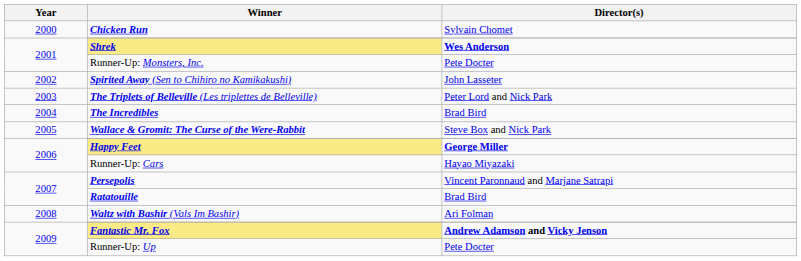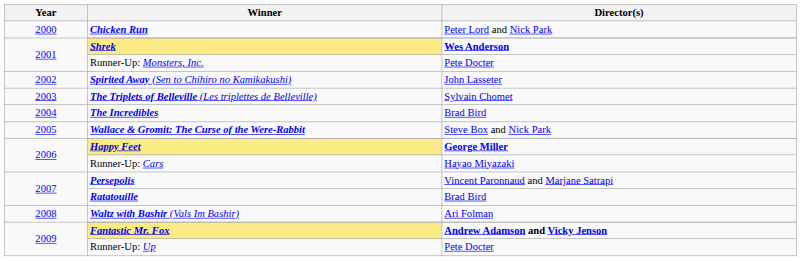(478, 29) Sylvain Chomet -> (498, 29) Peter Lord and Nick Park
(498, 96) Peter Lord and Nick Park -> (478, 96) Sylvain Chomet
